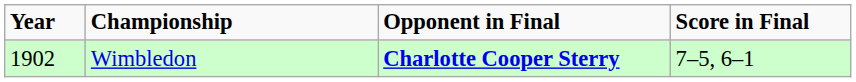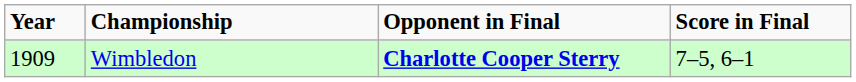(32, 58) 1902 -> (32, 58) 1909
